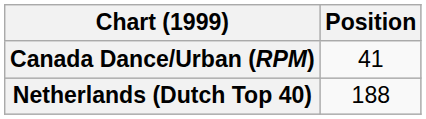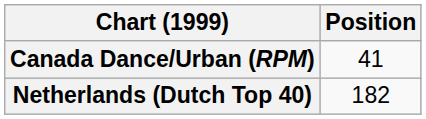(371, 95) 188 -> (371, 95) 182
